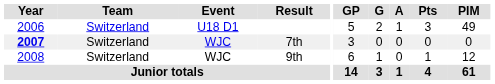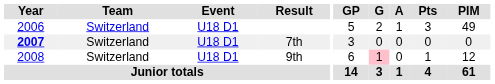(218, 42) WJC -> (218, 42) U18 D1
(218, 57) WJC -> (218, 57) U18 D1
(379, 57) no background -> (379, 57) pink background
